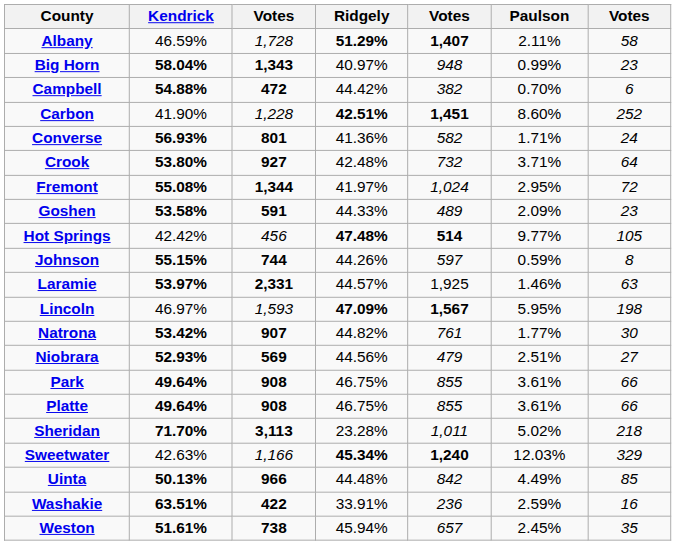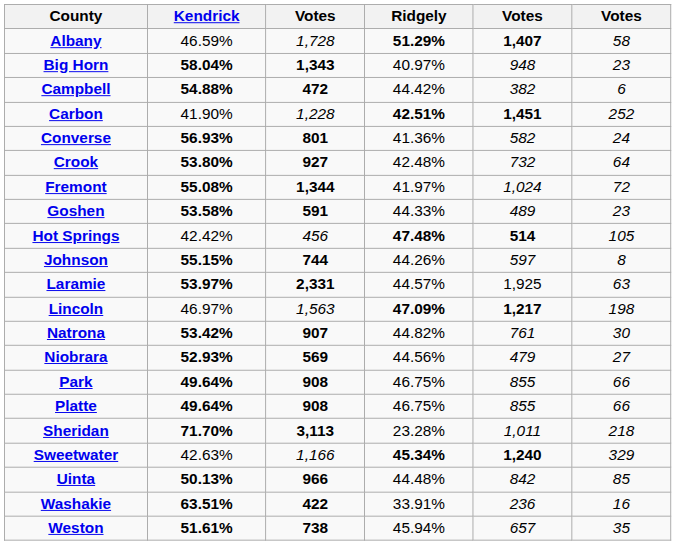- column: (539, 16)
(274, 308) 1,593 -> (315, 308) 1,563
(449, 308) 1,567 -> (522, 308) 1,217
